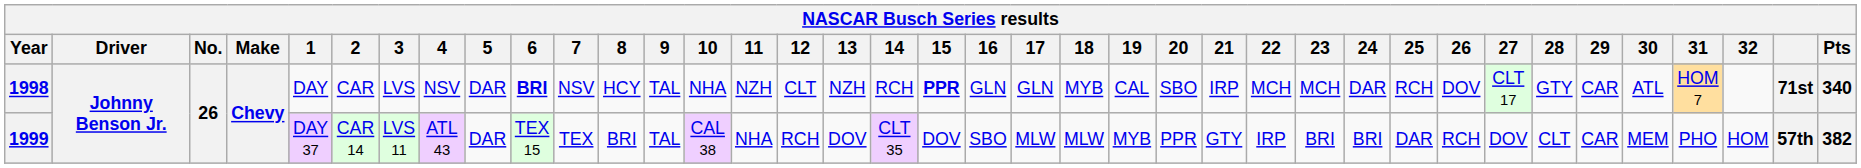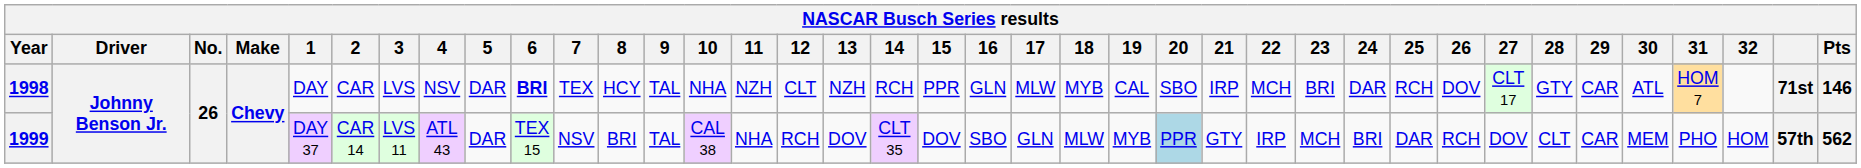(576, 88) NSV -> (576, 88) TEX
(941, 88) bold -> (941, 88) normal
(1035, 88) GLN -> (1035, 88) MLW
(1320, 88) MCH -> (1320, 88) BRI
(1837, 88) 340 -> (1837, 88) 146
(576, 138) TEX -> (576, 138) NSV
(1035, 138) MLW -> (1035, 138) GLN
(1178, 138) no background -> (1178, 138) lightblue background
(1320, 138) BRI -> (1320, 138) MCH
(1837, 138) 382 -> (1837, 138) 562
